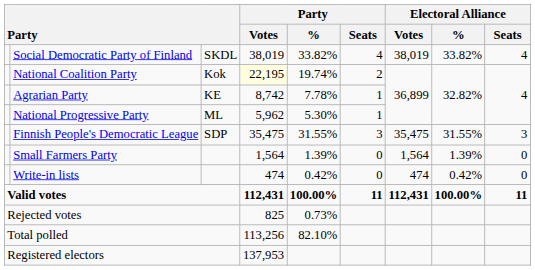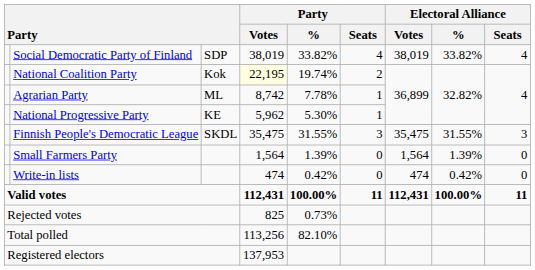(221, 54) SKDL -> (216, 54) SDP
(213, 94) KE -> (214, 94) ML
(214, 114) ML -> (213, 114) KE
(216, 134) SDP -> (221, 134) SKDL
